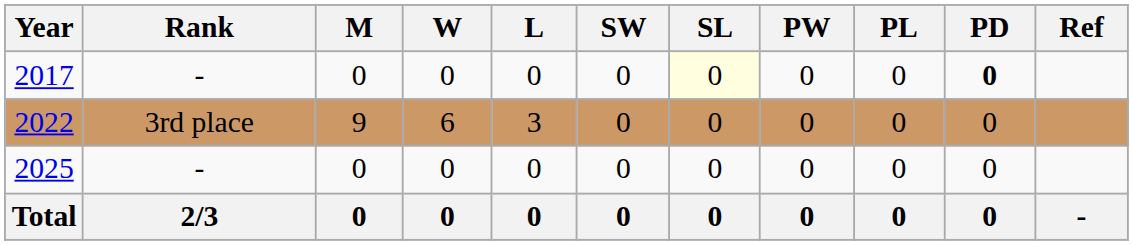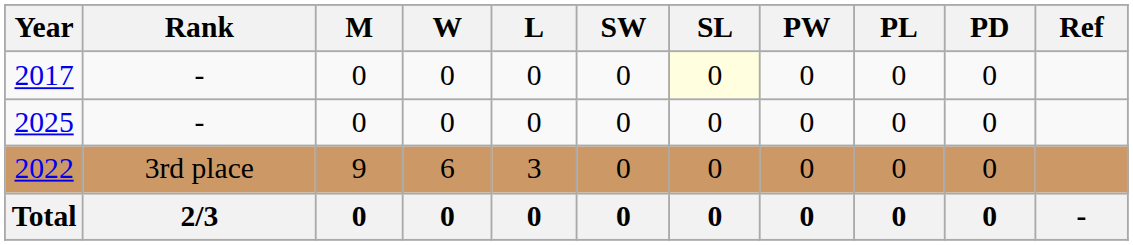(990, 74) bold -> (990, 74) normal
rows swapped: (44, 121) <-> (44, 168)
